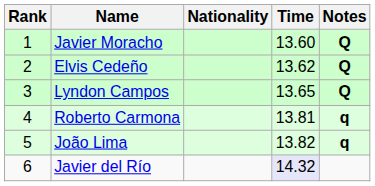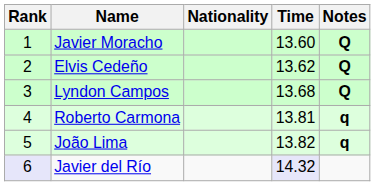(295, 92) 13.65 -> (295, 92) 13.68
(28, 167) no background -> (28, 167) lavender background
